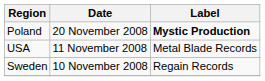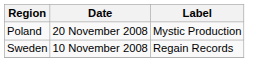(202, 31) bold -> (197, 31) normal
- row: (18, 48)
